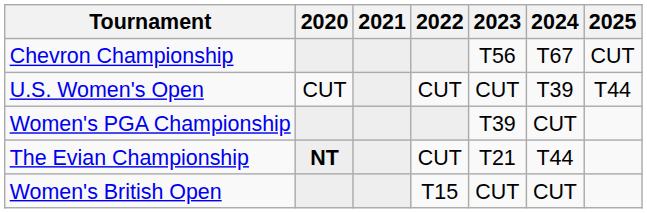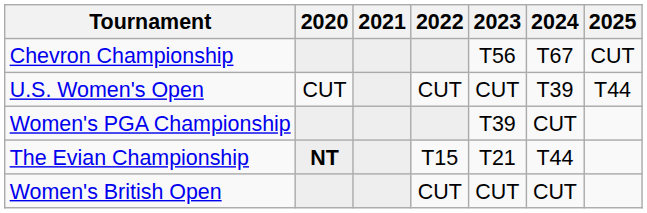(440, 158) CUT -> (440, 158) T15
(440, 191) T15 -> (440, 191) CUT
